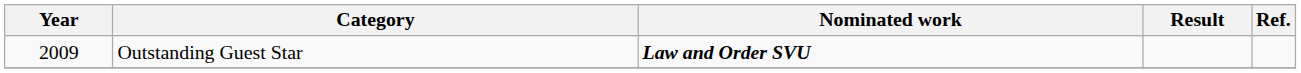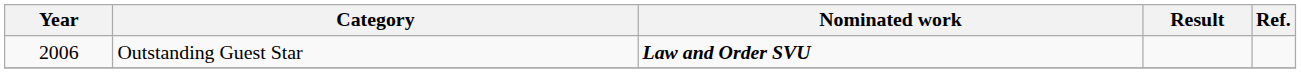(59, 51) 2009 -> (59, 51) 2006
